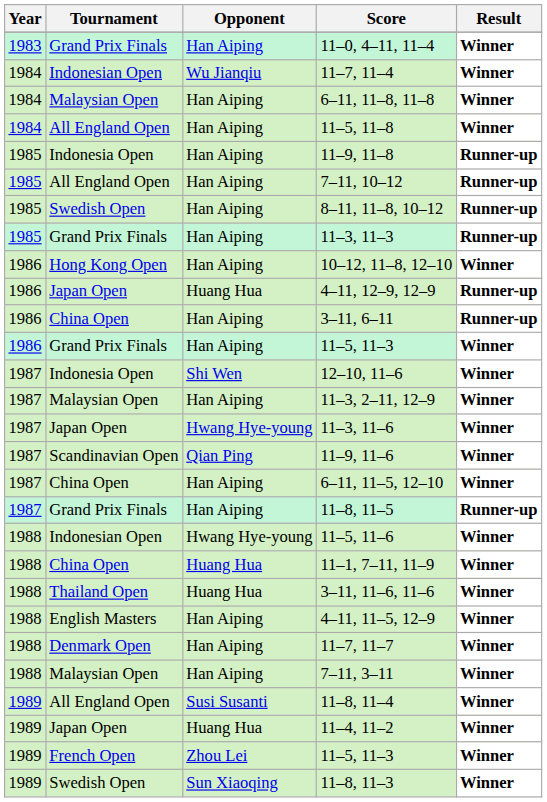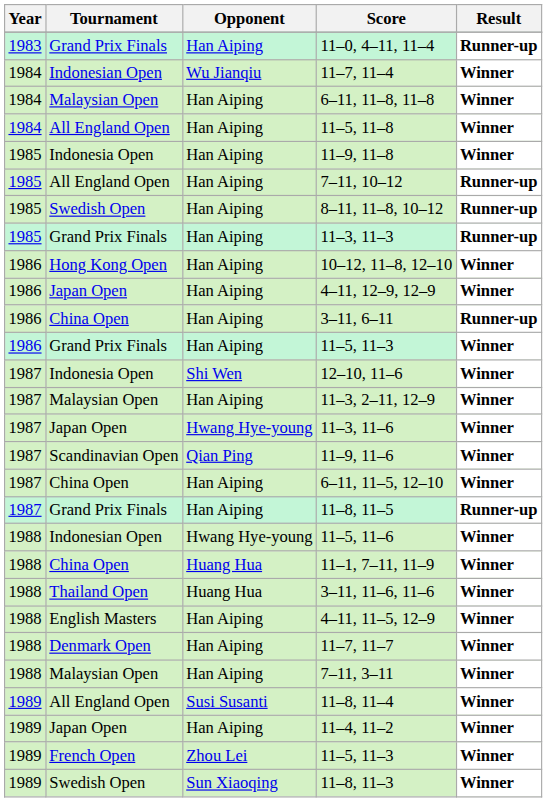(487, 45) Winner -> (499, 45) Runner-up
(499, 155) Runner-up -> (487, 155) Winner
(224, 291) Huang Hua -> (225, 291) Han Aiping
(499, 291) Runner-up -> (487, 291) Winner
(224, 728) Huang Hua -> (225, 728) Han Aiping
